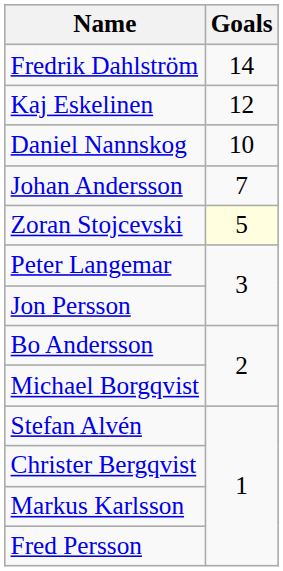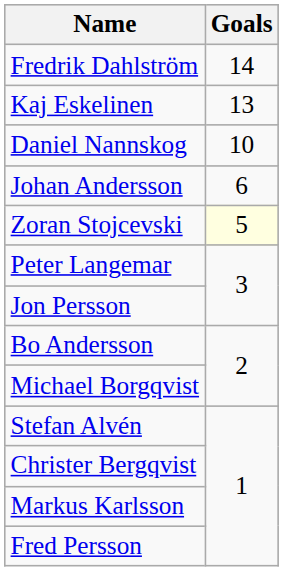(242, 104) 12 -> (242, 104) 13
(242, 184) 7 -> (242, 184) 6
